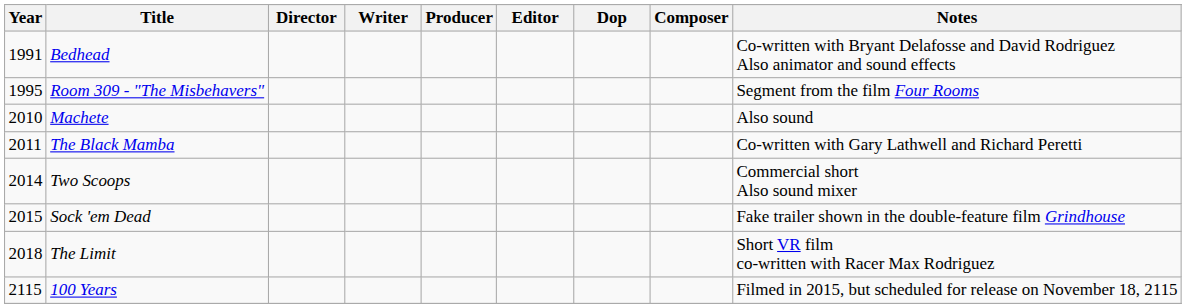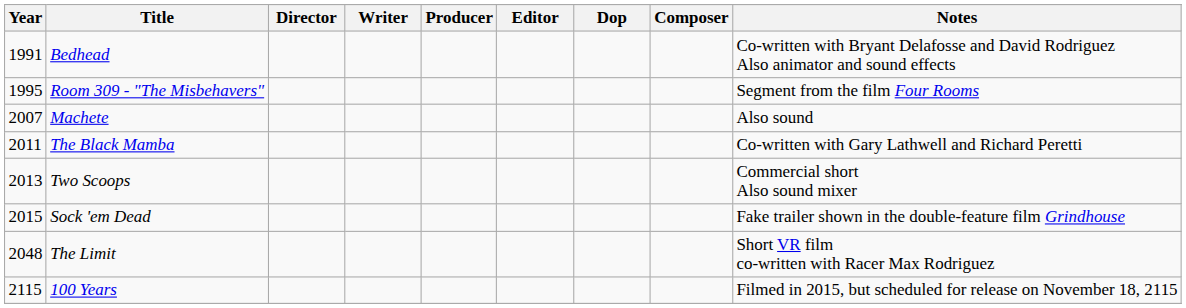(25, 117) 2010 -> (25, 117) 2007
(25, 181) 2014 -> (25, 181) 2013
(25, 253) 2018 -> (25, 253) 2048
